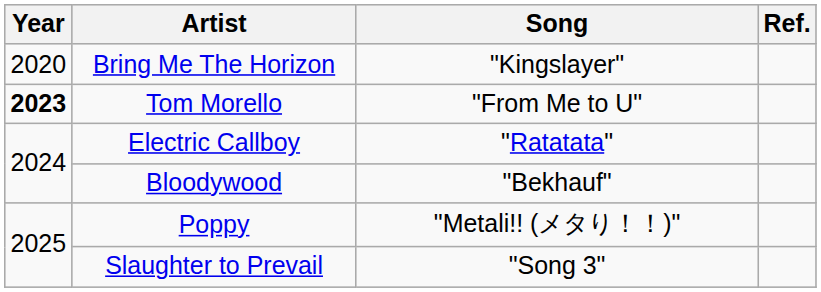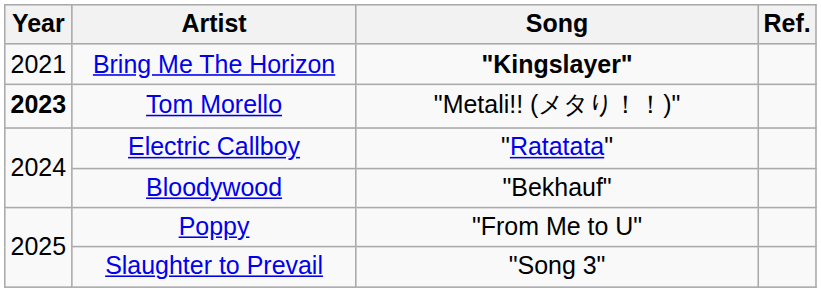(38, 63) 2020 -> (38, 63) 2021
(557, 63) normal -> (557, 63) bold
(557, 103) "From Me to U" -> (557, 105) "Metali!! (メタり！！)"
(557, 223) "Metali!! (メタり！！)" -> (557, 226) "From Me to U"
